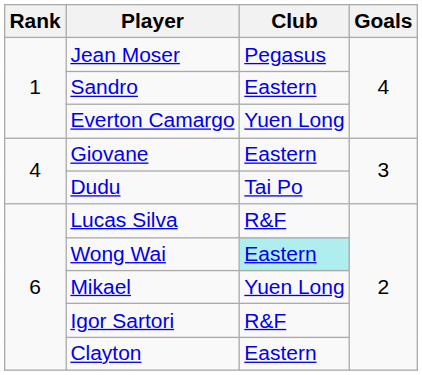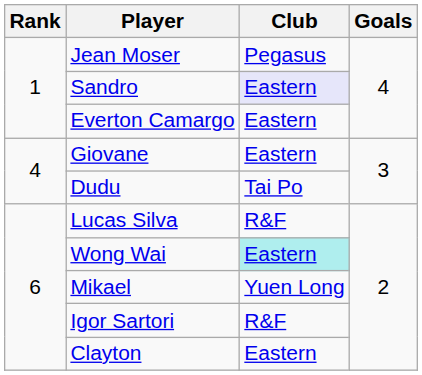(280, 87) no background -> (280, 87) lavender background
(294, 120) Yuen Long -> (280, 120) Eastern
